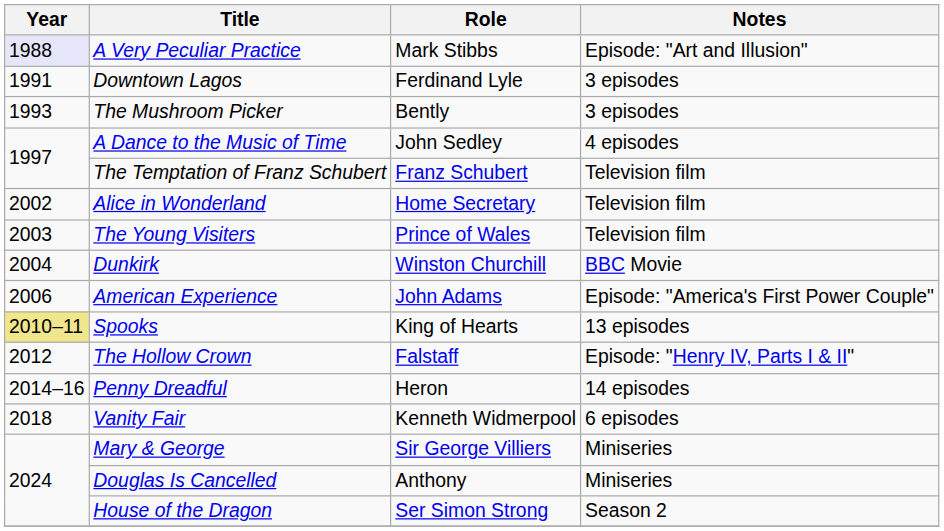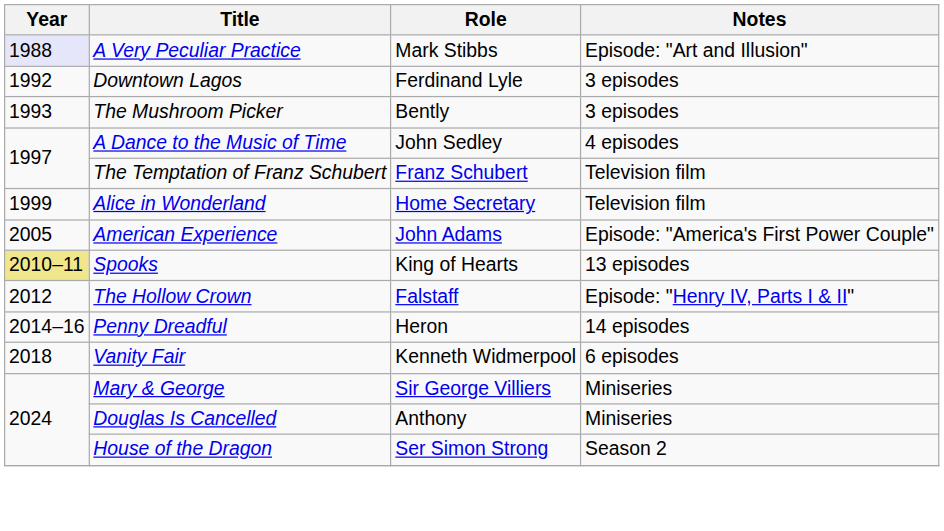(31, 81) 1991 -> (31, 81) 1992
(31, 204) 2002 -> (31, 204) 1999
- row: (174, 234)
- row: (126, 265)
(31, 296) 2006 -> (31, 234) 2005
